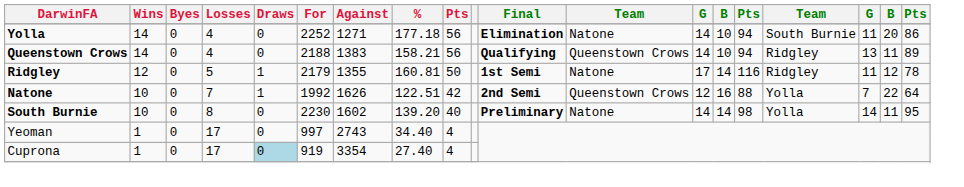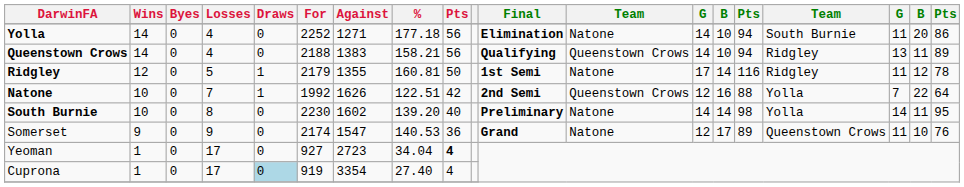+ row: (38, 132)
(312, 132) 997 -> (312, 152) 927
(351, 132) 2743 -> (351, 152) 2723
(414, 132) 34.40 -> (414, 152) 34.04
(450, 132) normal -> (450, 152) bold
